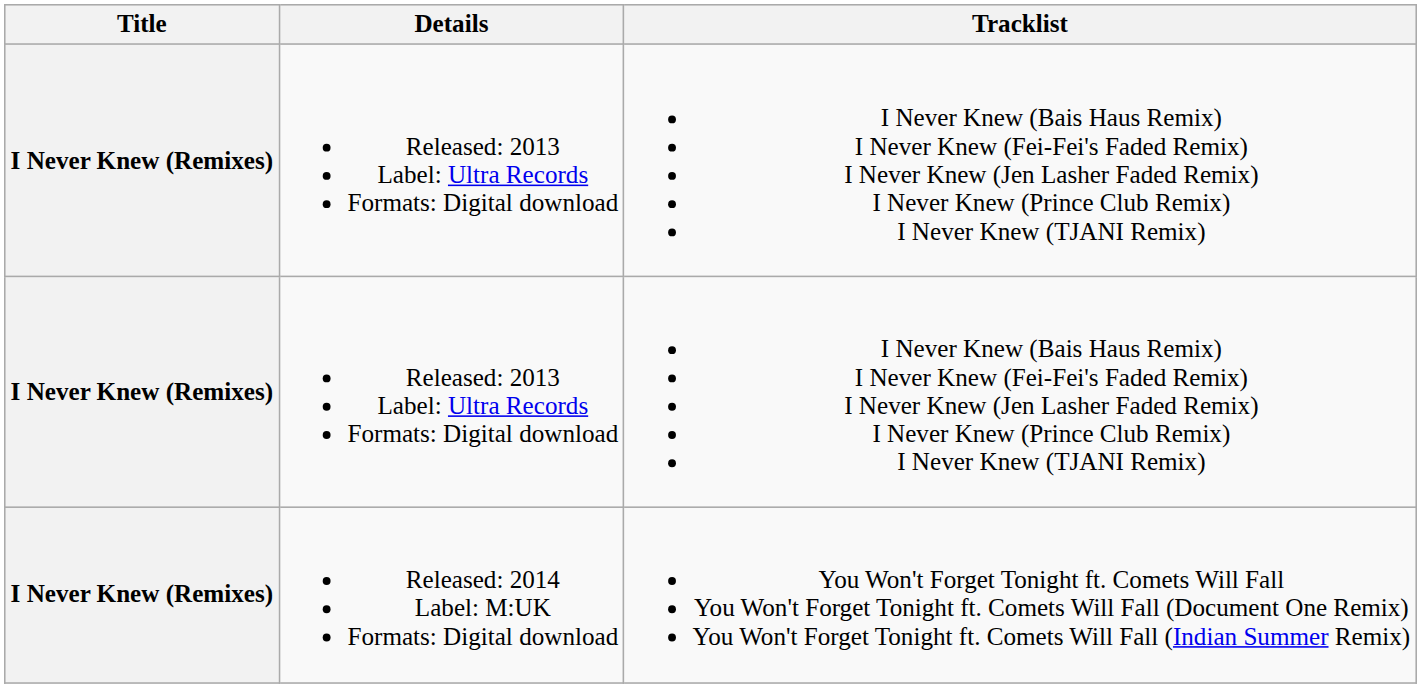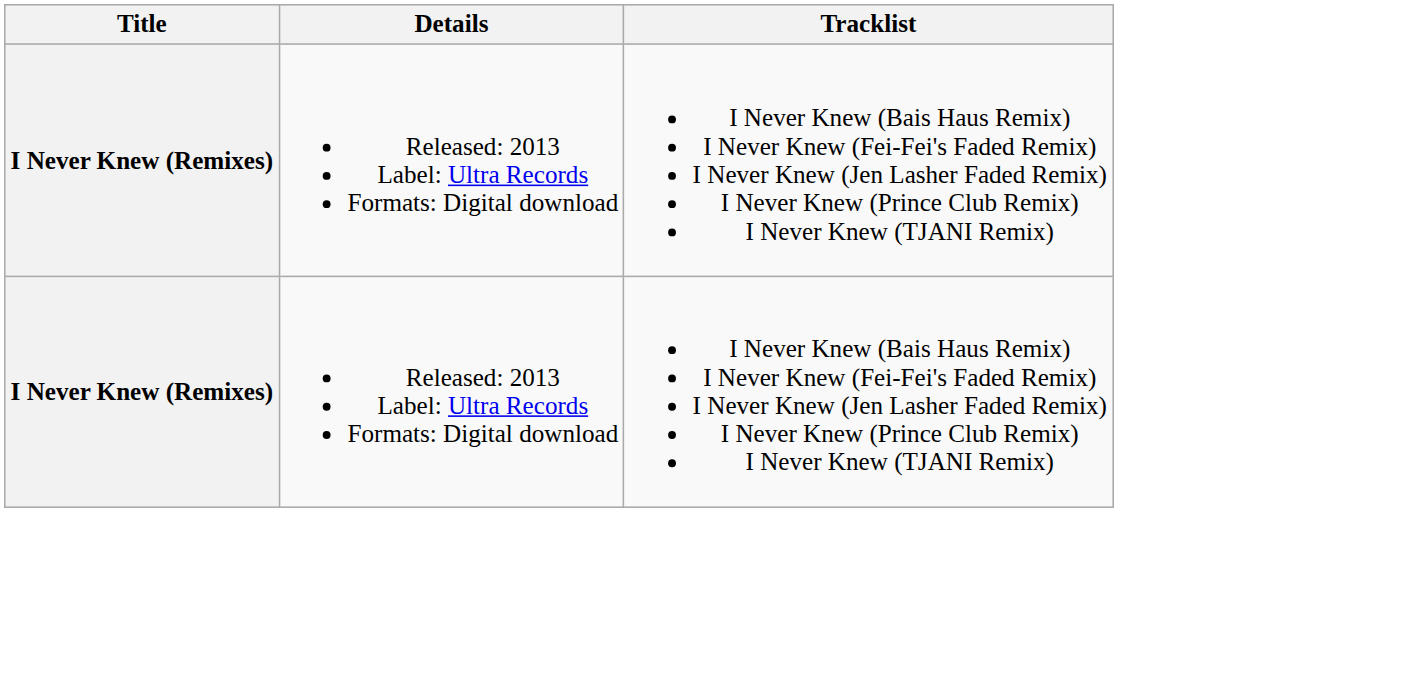- row: (451, 609)
